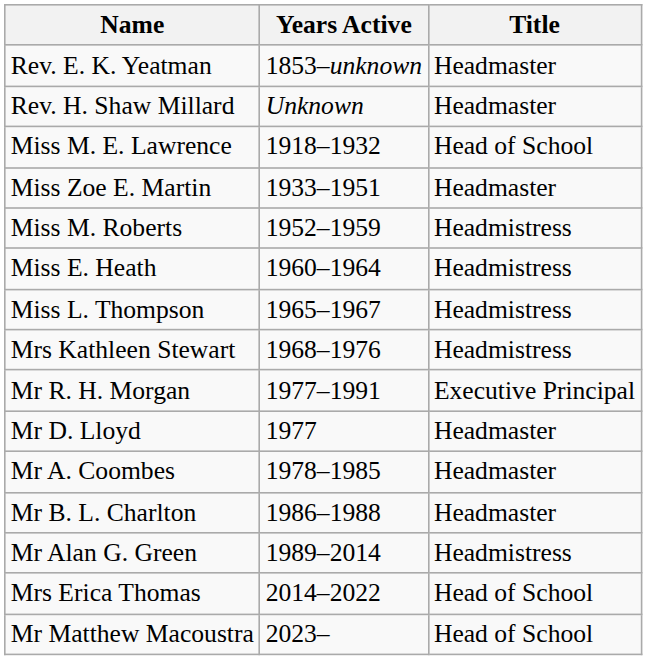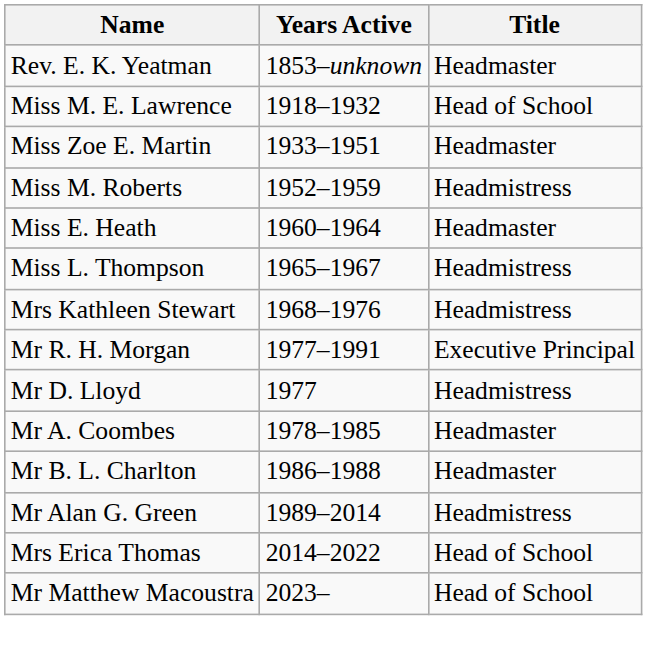- row: (123, 106)
(503, 268) Headmistress -> (495, 227) Headmaster
(495, 430) Headmaster -> (503, 390) Headmistress
